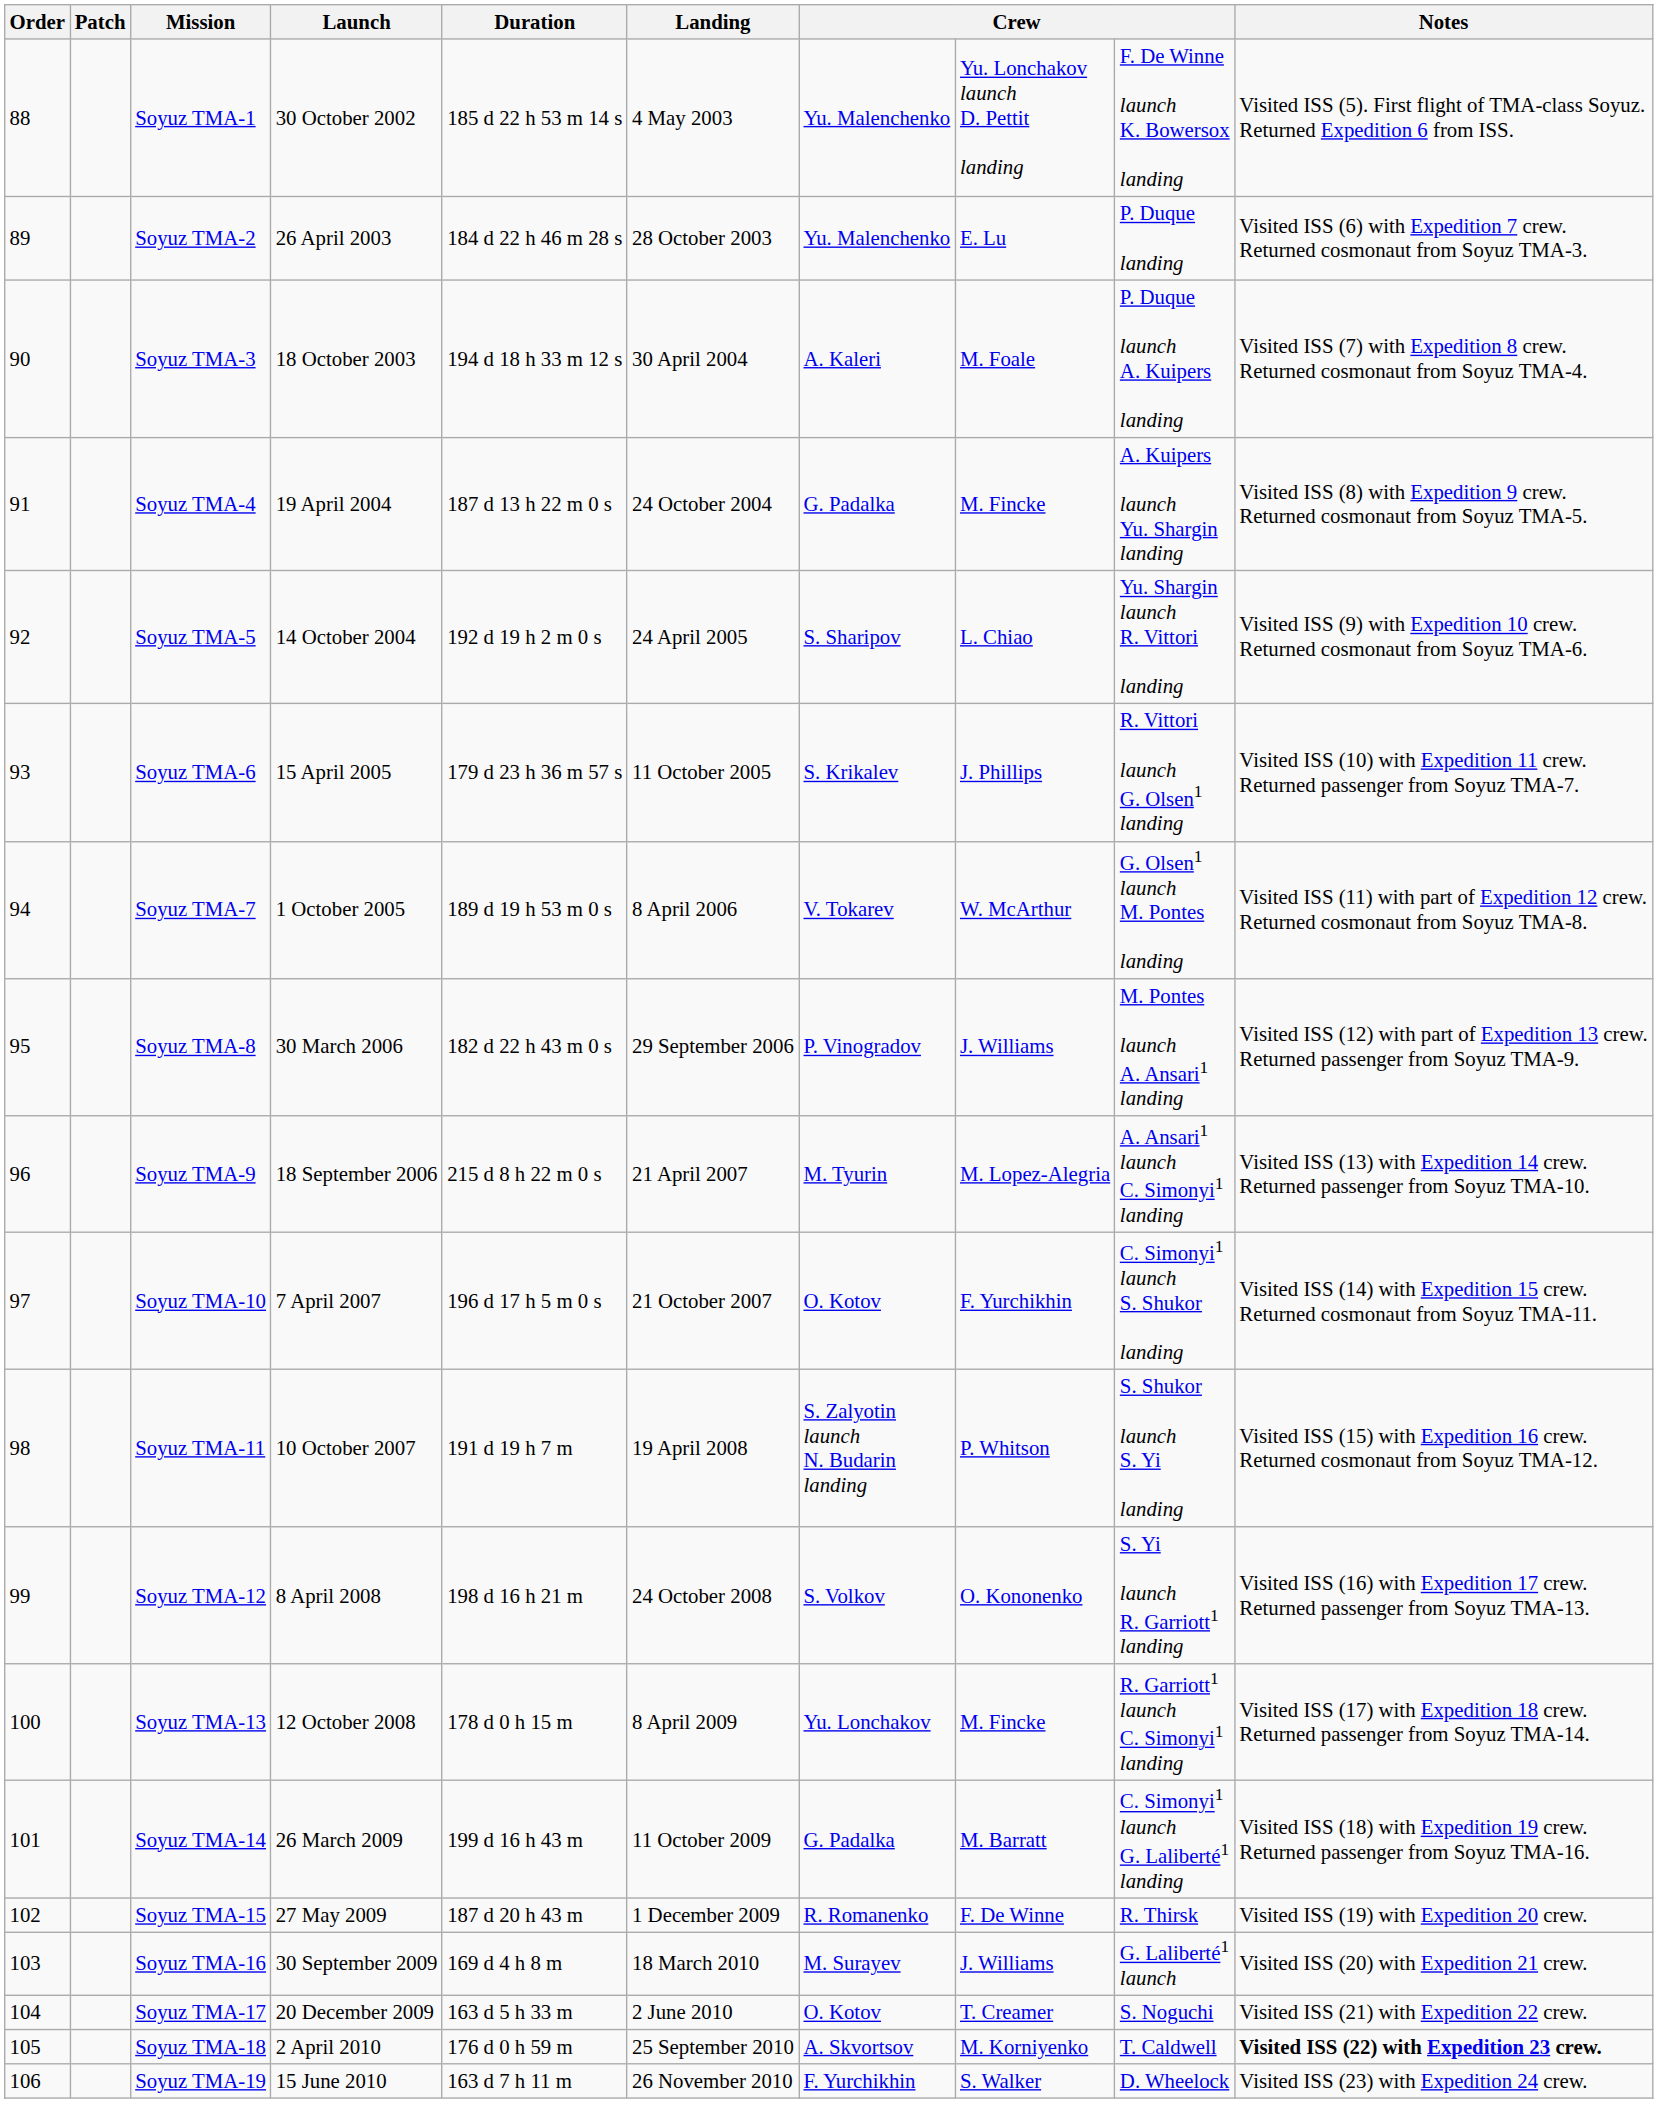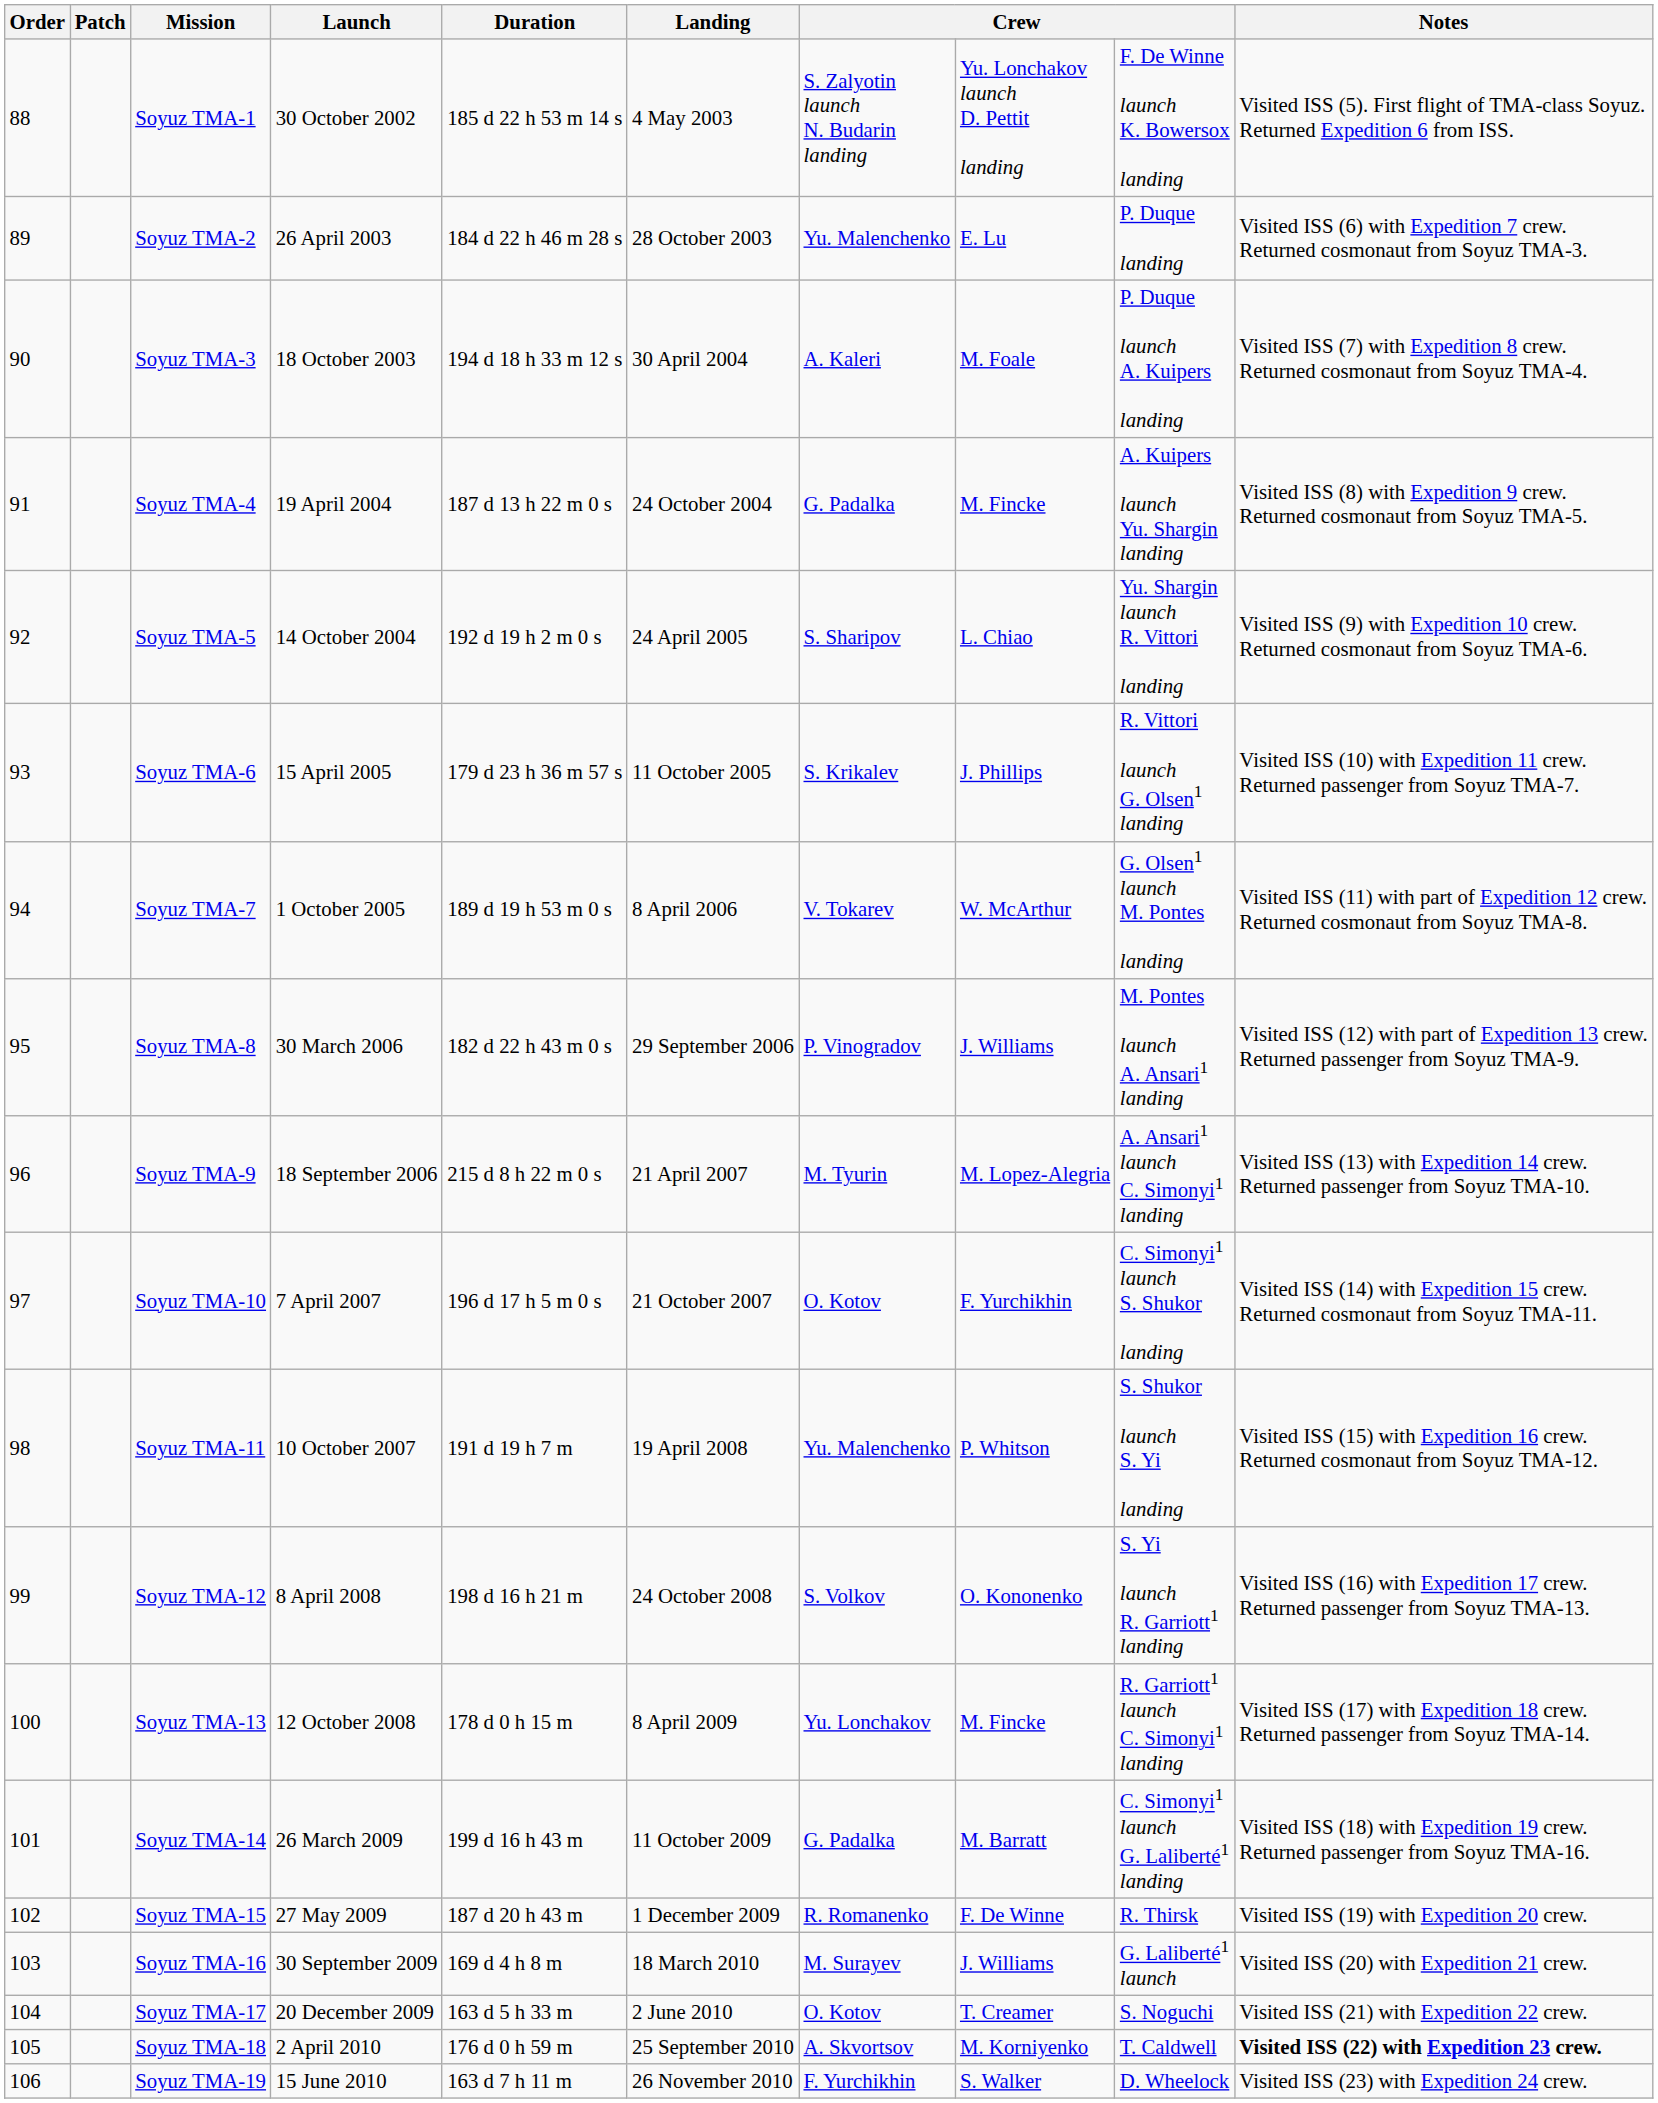(877, 117) Yu. Malenchenko -> (850, 117) S. Zalyotin launch N. Budarin landing
(850, 1448) S. Zalyotin launch N. Budarin landing -> (877, 1448) Yu. Malenchenko
